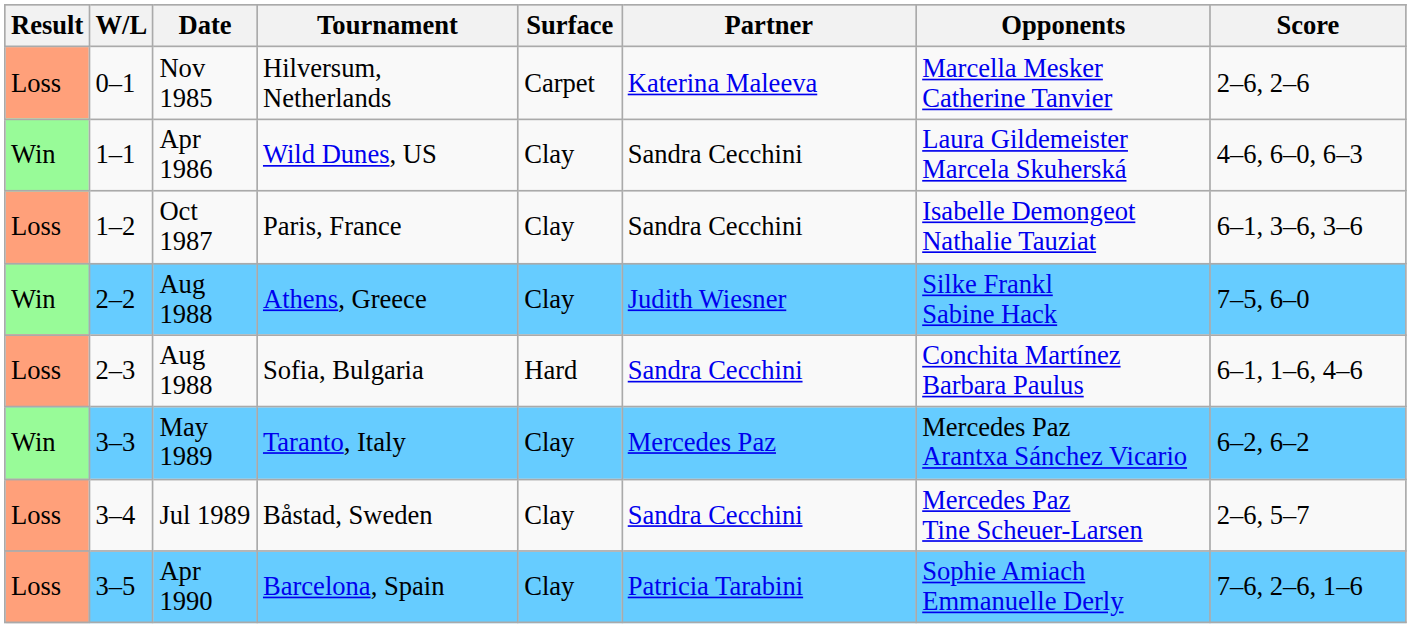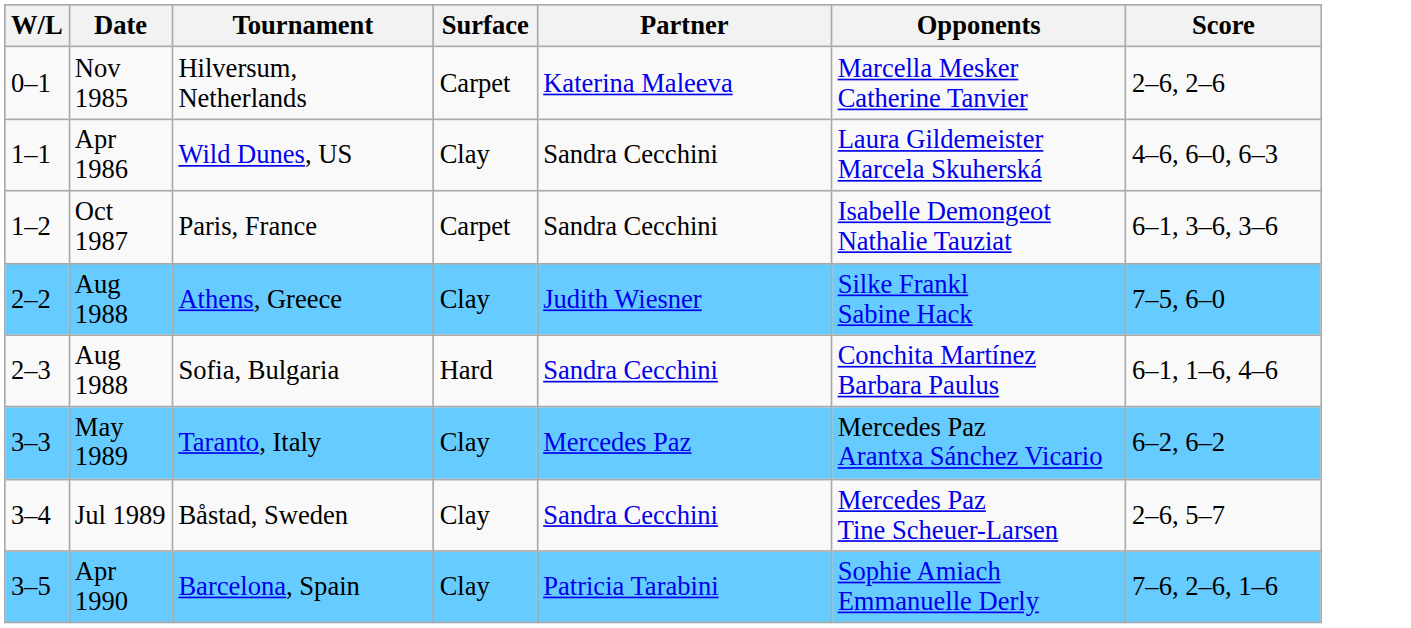- column: (47, 25)
(549, 226) Clay -> (475, 226) Carpet
